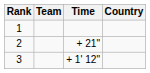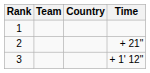columns swapped: (124, 12) <-> (83, 12)
